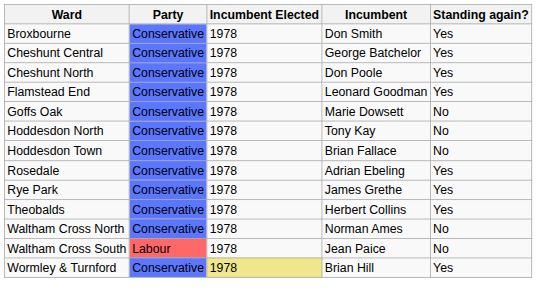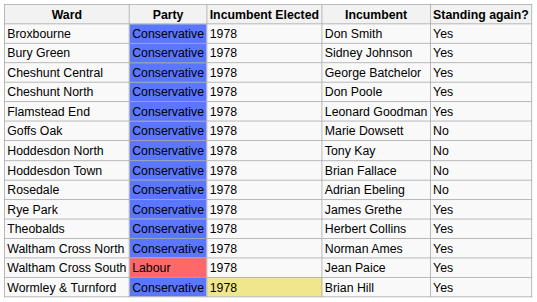+ row: (39, 53)
(443, 170) Yes -> (441, 190) No
(441, 229) No -> (443, 248) Yes
(441, 248) No -> (443, 268) Yes
